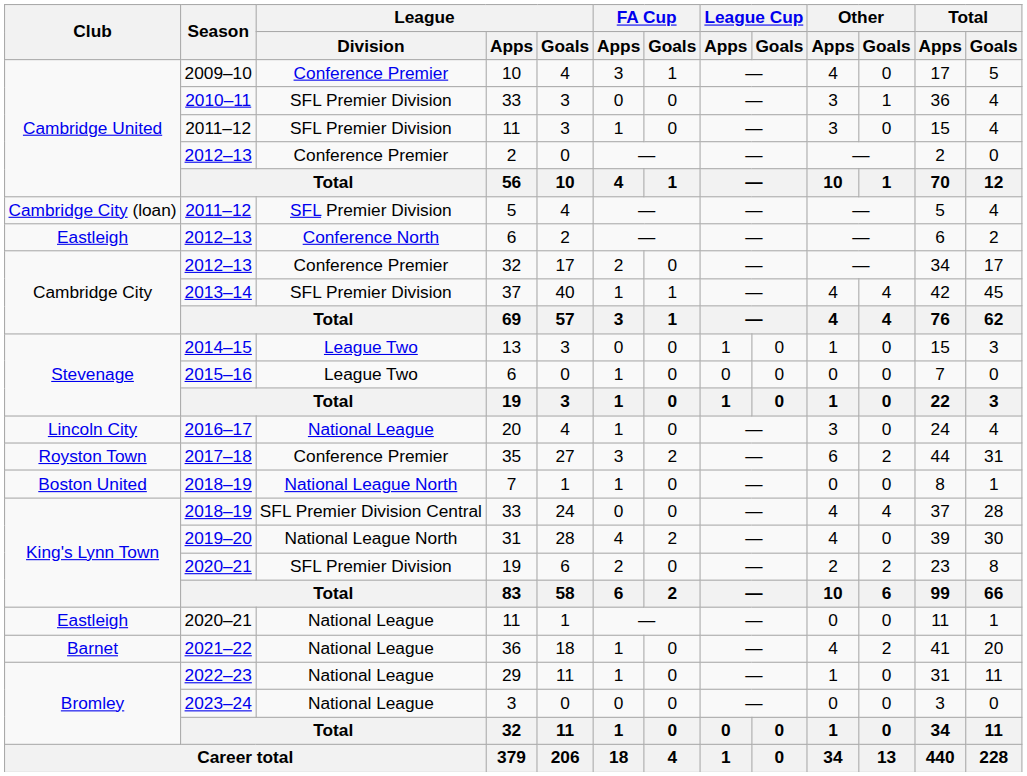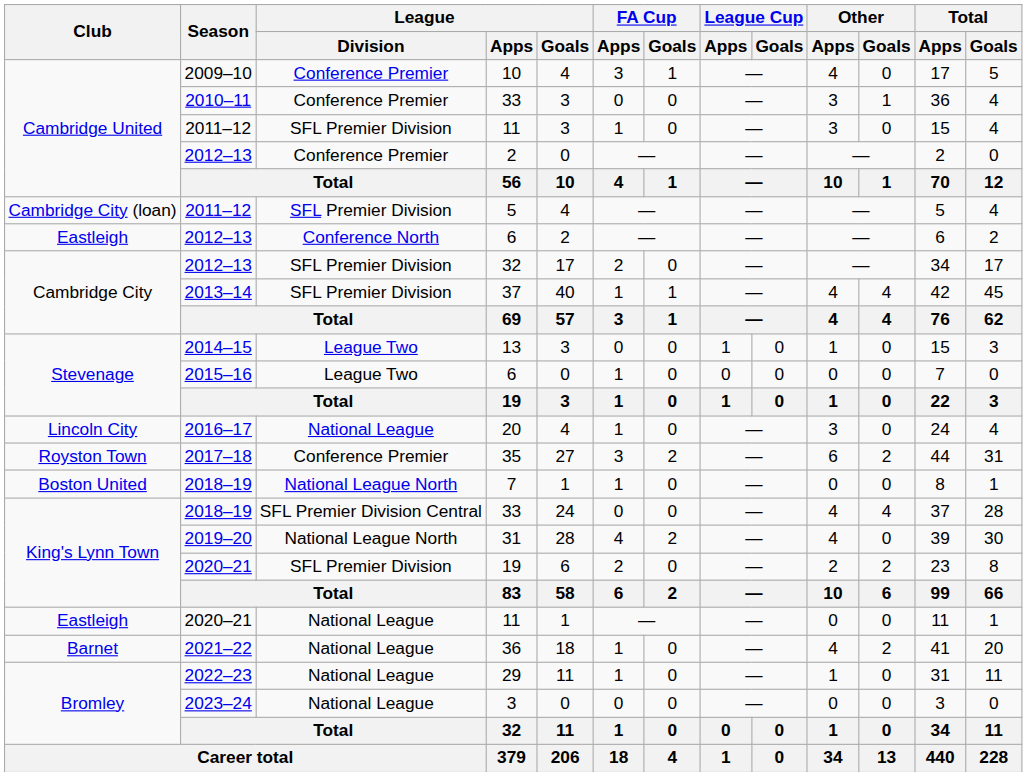(371, 100) SFL Premier Division -> (371, 100) Conference Premier
(371, 264) Conference Premier -> (371, 264) SFL Premier Division
